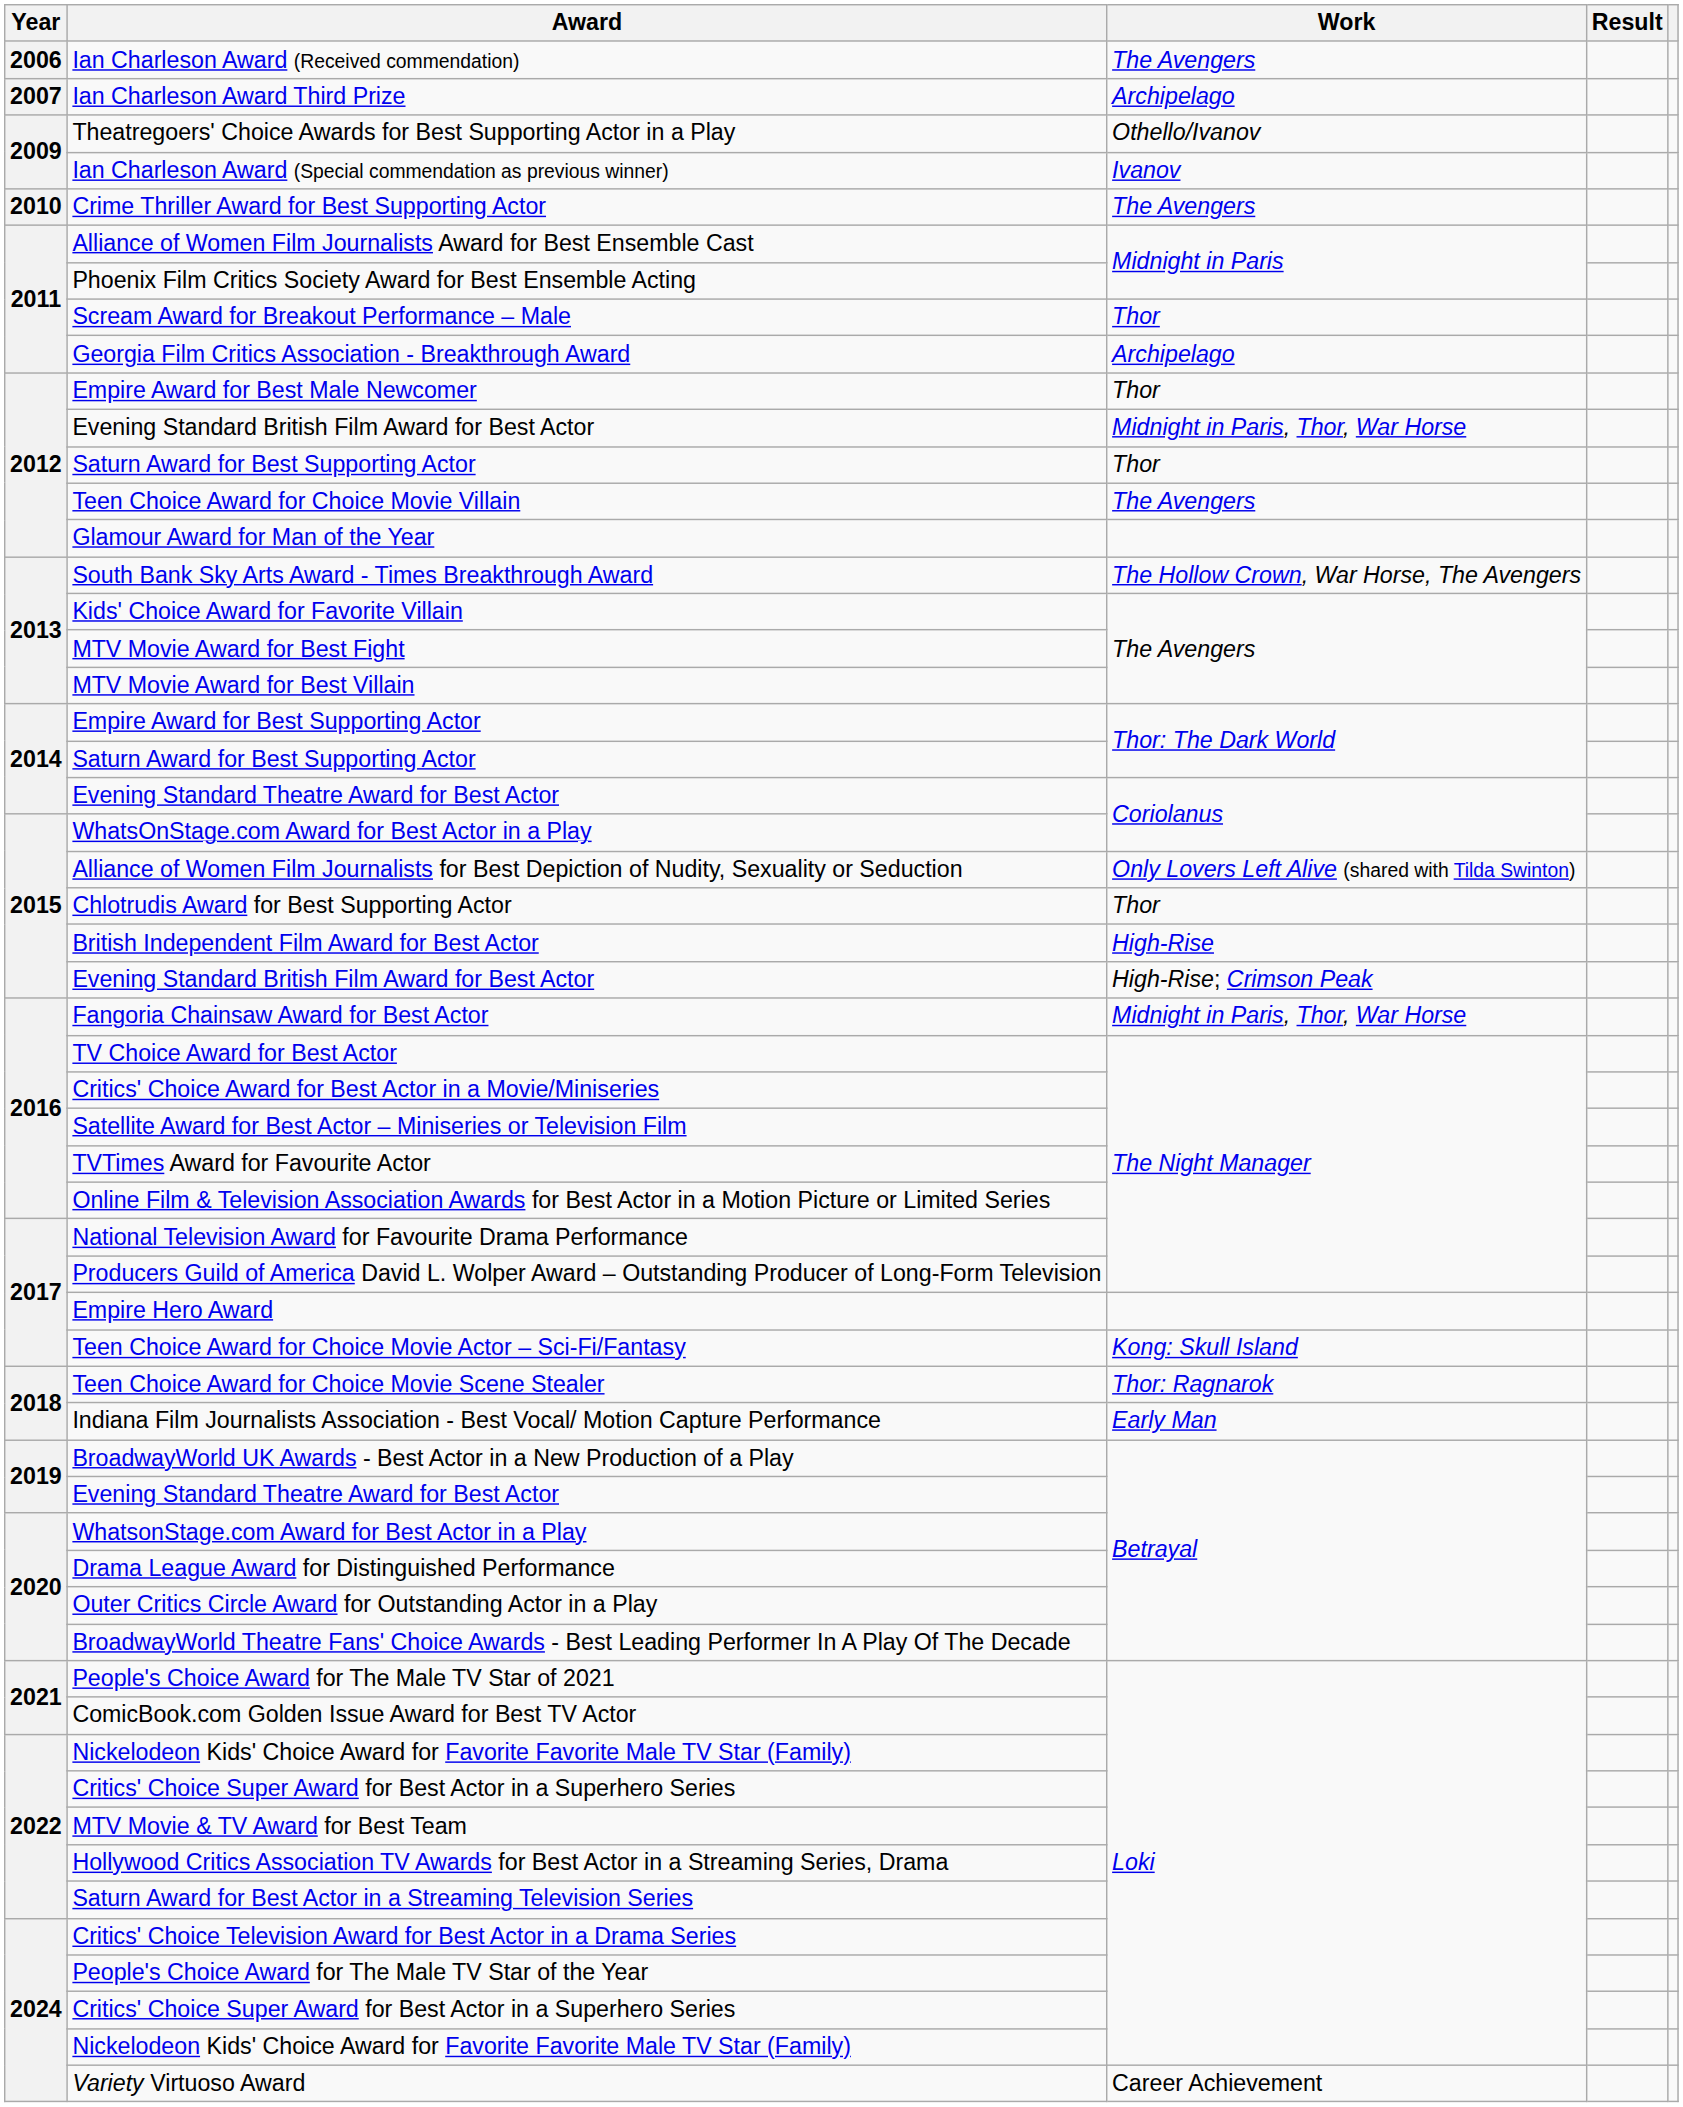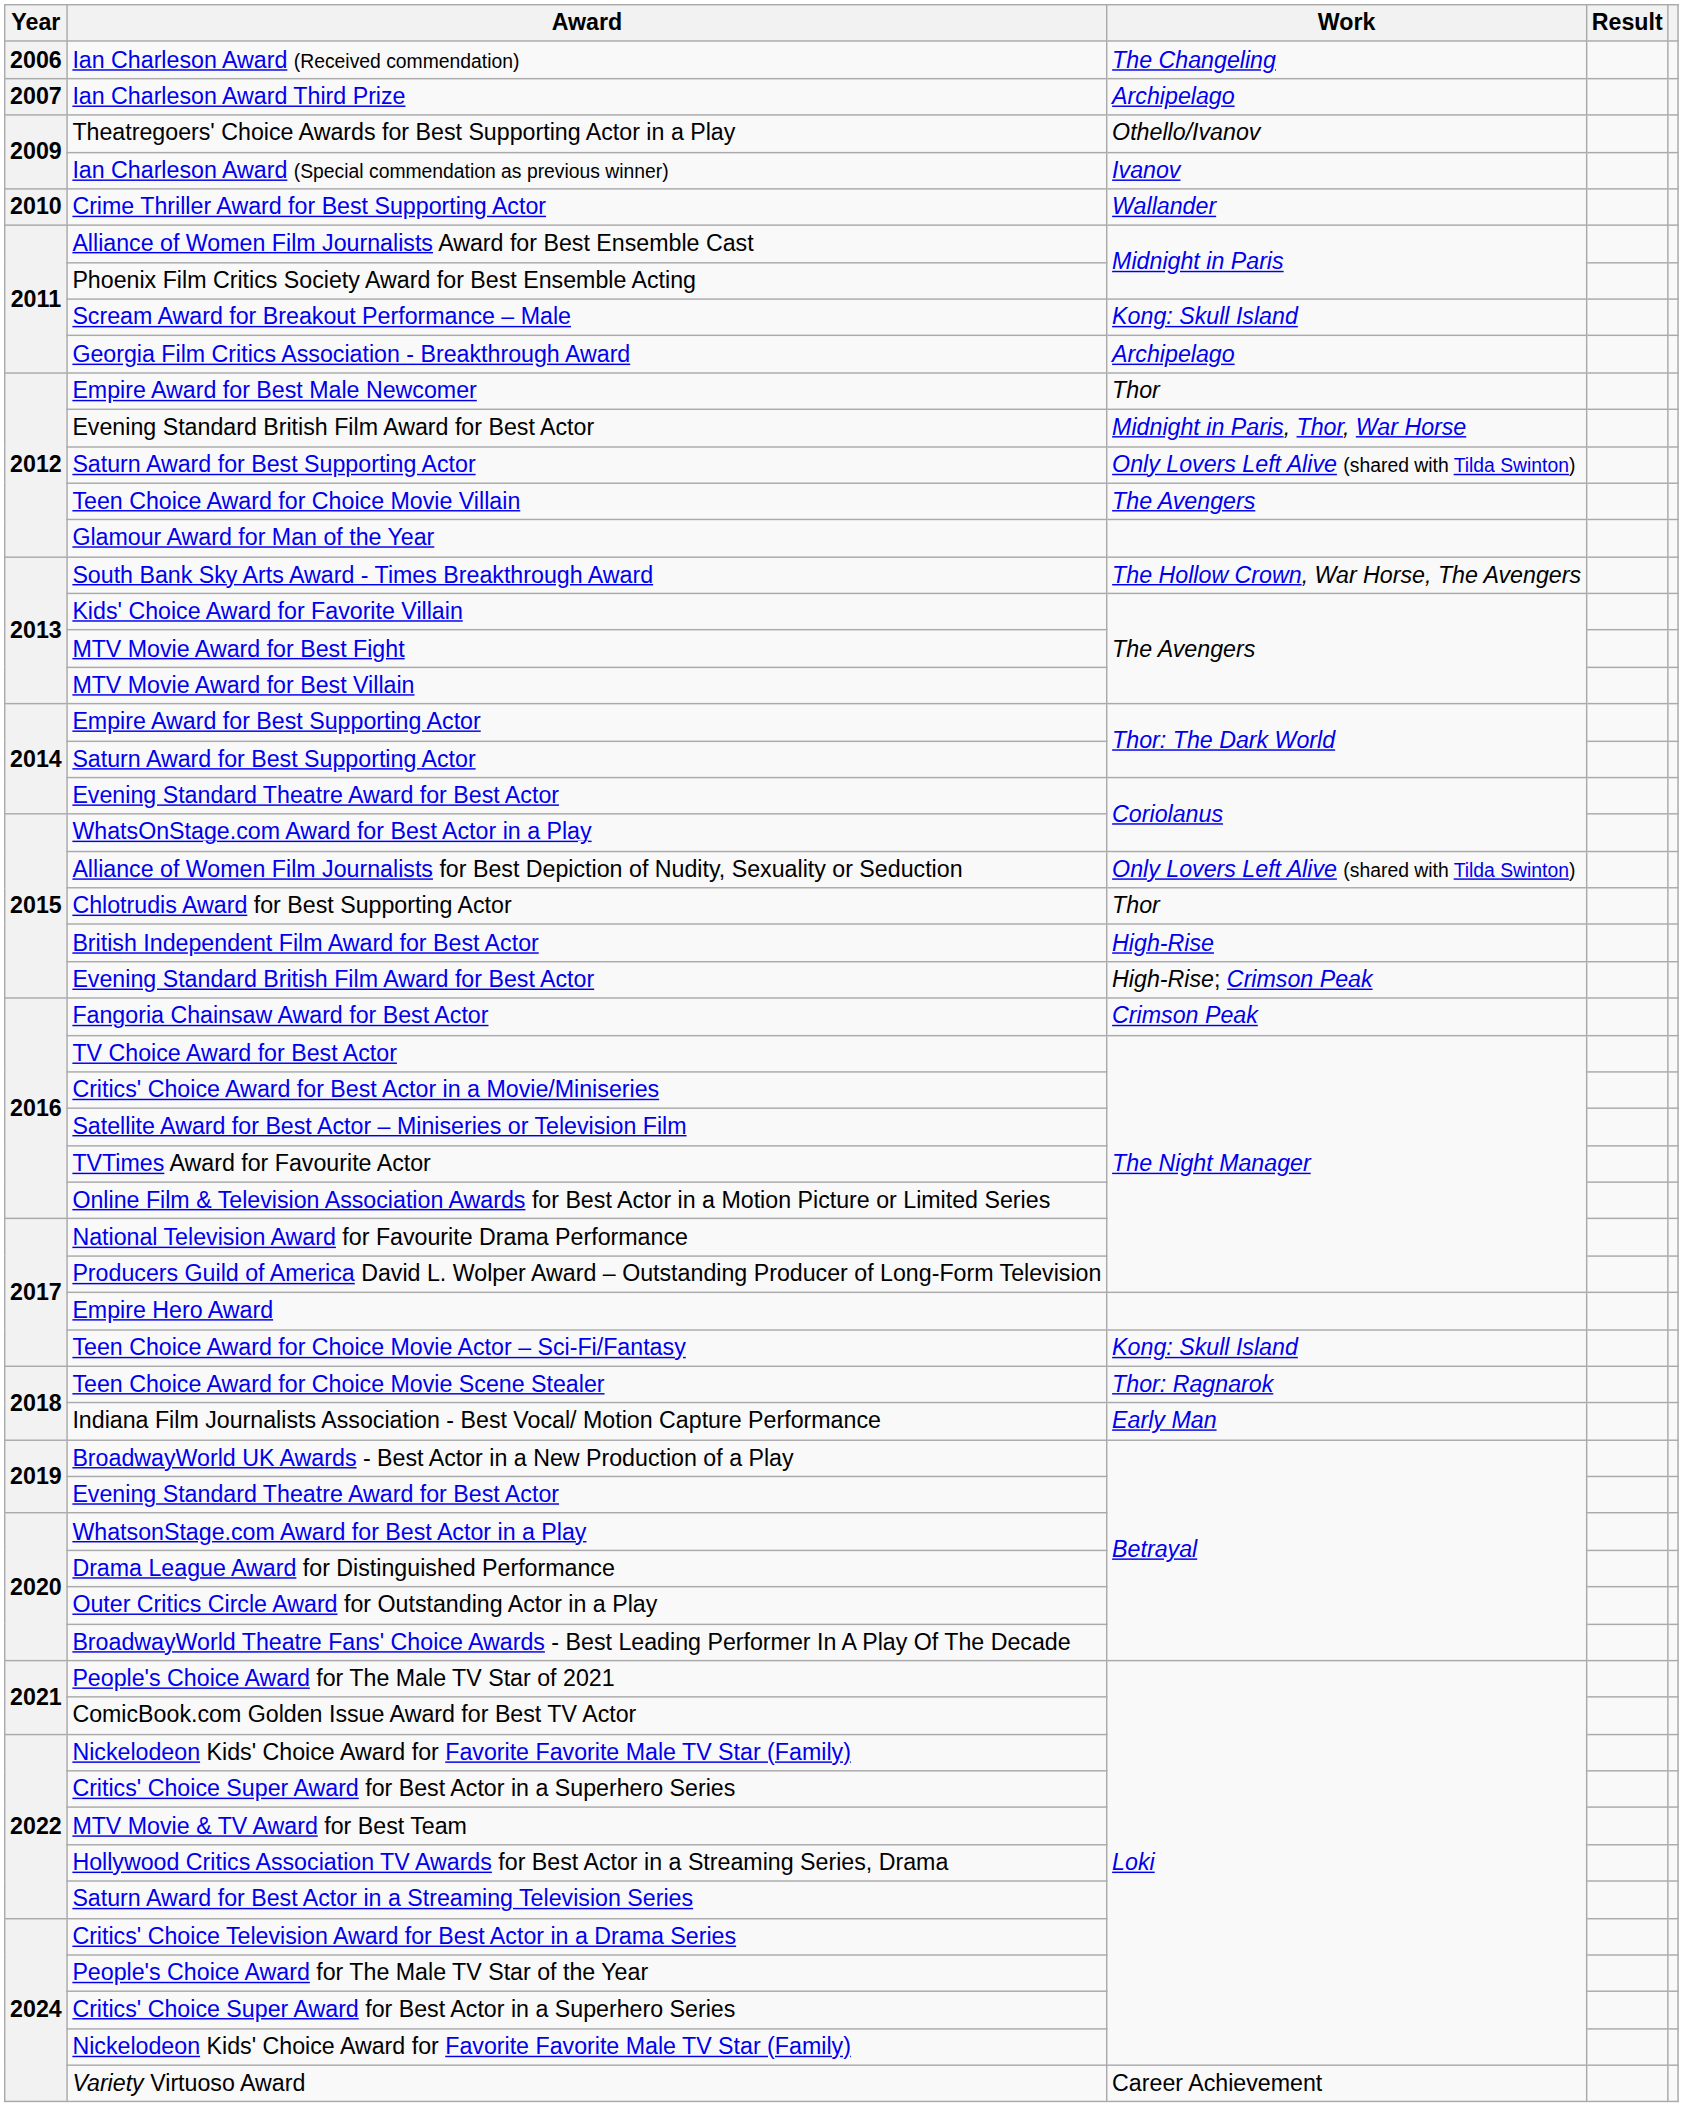(1184, 59) The Avengers -> (1194, 59) The Changeling
(1184, 206) The Avengers -> (1164, 206) Wallander
(1136, 317) Thor -> (1205, 317) Kong: Skull Island
(1136, 464) Thor -> (1344, 464) Only Lovers Left Alive (shared with Tilda Swinton)
(1289, 1016) Midnight in Paris, Thor, War Horse -> (1185, 1016) Crimson Peak
